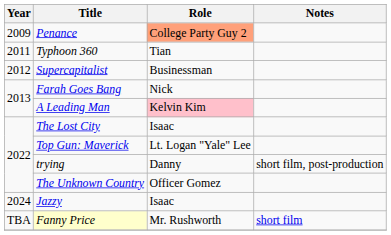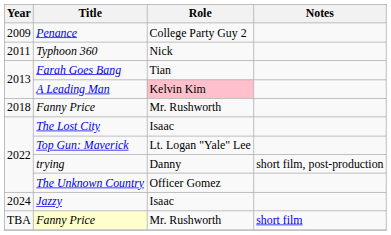(198, 32) lightsalmon background -> (198, 32) no background
(160, 51) Tian -> (161, 51) Nick
- row: (19, 70)
(161, 88) Nick -> (160, 70) Tian
+ row: (19, 107)
